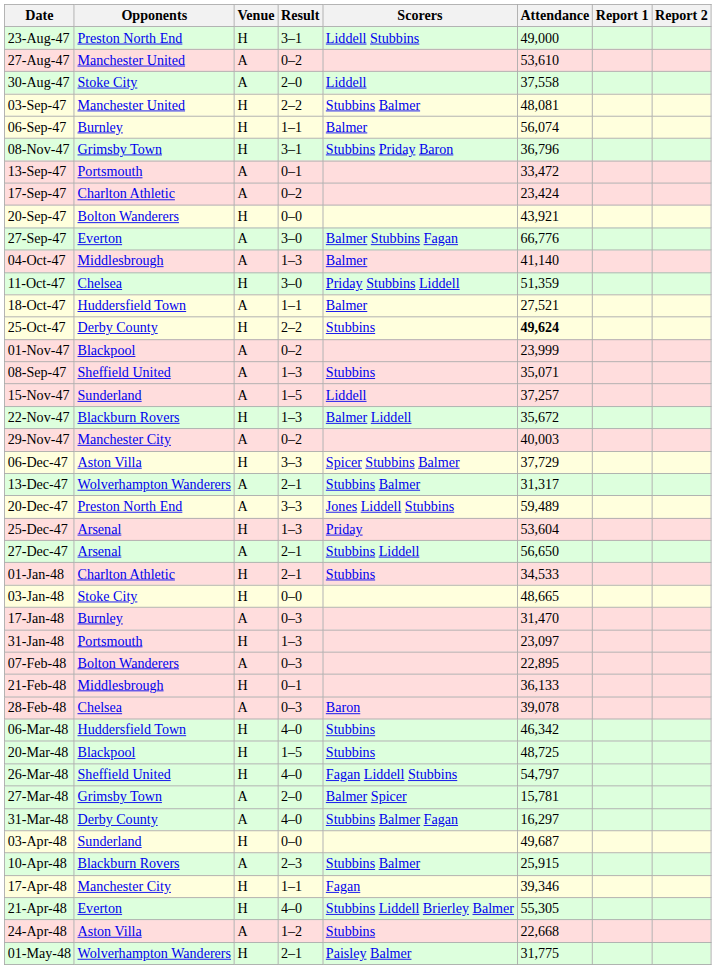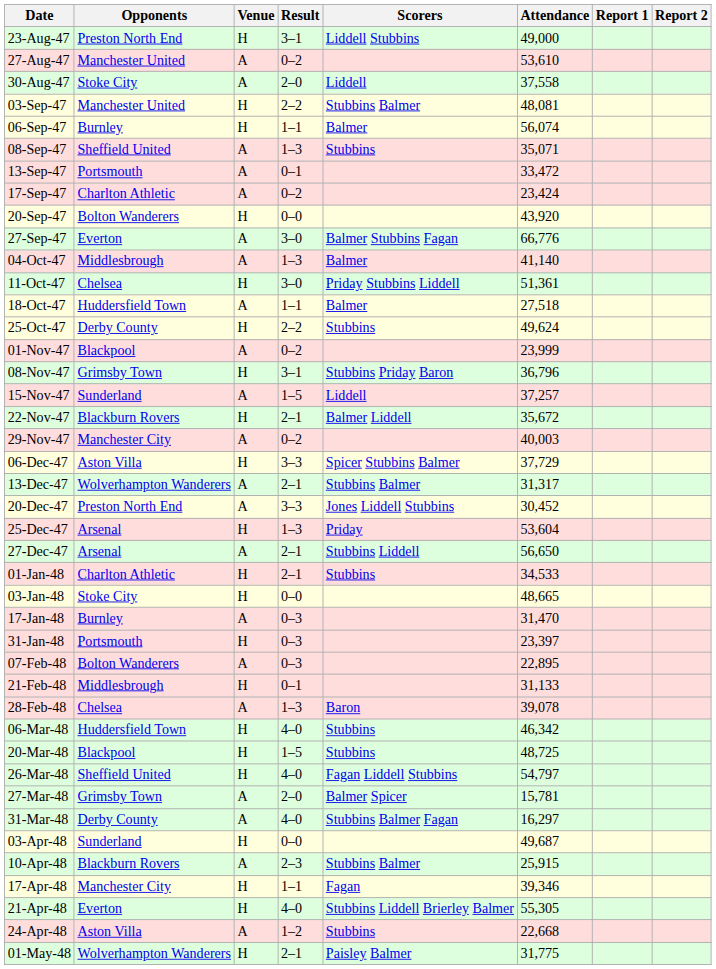rows swapped: (37, 372) <-> (39, 149)
(540, 216) 43,921 -> (540, 216) 43,920
(540, 283) 51,359 -> (540, 283) 51,361
(540, 305) 27,521 -> (540, 305) 27,518
(540, 328) bold -> (540, 328) normal
(292, 417) 1–3 -> (292, 417) 2–1
(540, 506) 59,489 -> (540, 506) 30,452
(292, 640) 1–3 -> (292, 640) 0–3
(540, 640) 23,097 -> (540, 640) 23,397
(540, 685) 36,133 -> (540, 685) 31,133
(292, 707) 0–3 -> (292, 707) 1–3
